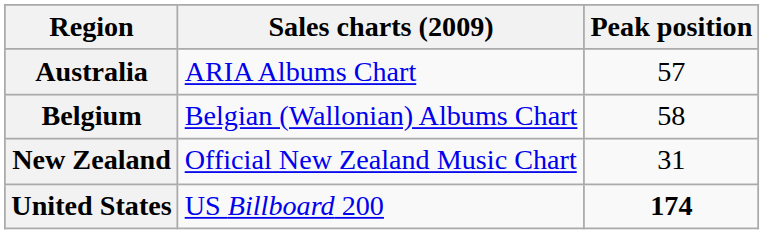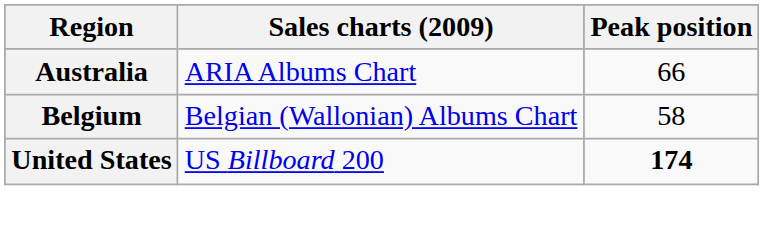(671, 71) 57 -> (671, 71) 66
- row: (92, 160)
